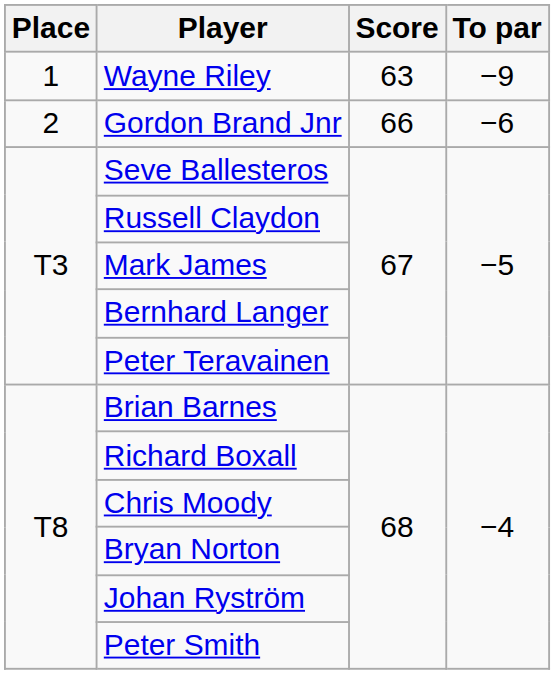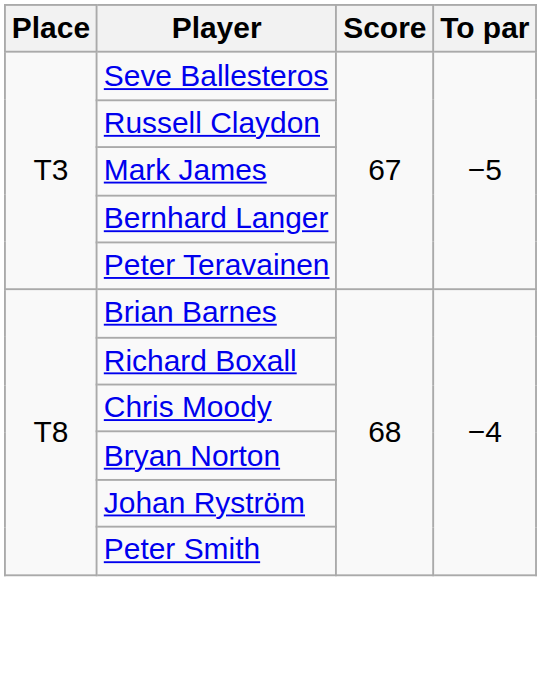- row: (187, 75)
- row: (223, 123)
